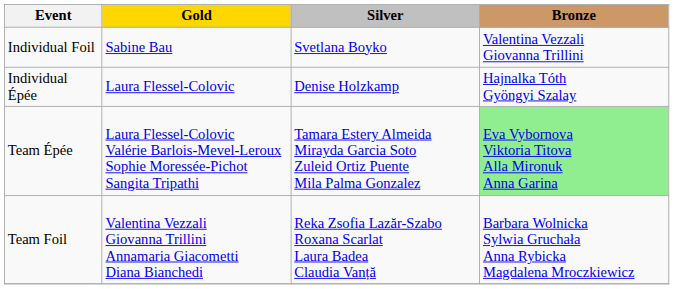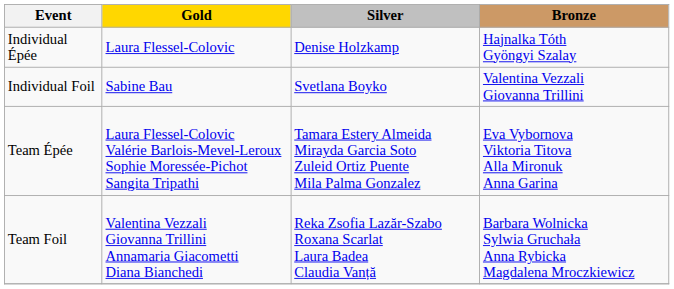rows swapped: (38, 86) <-> (51, 47)
(528, 159) lightgreen background -> (528, 159) no background
